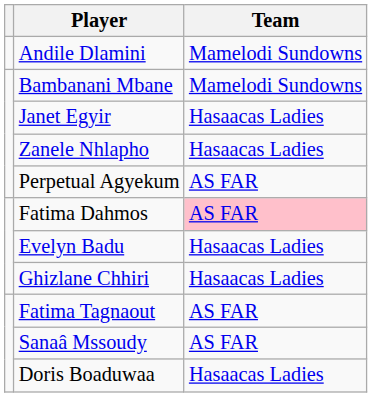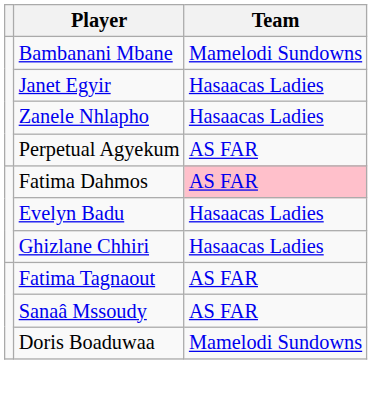- row: (82, 52)
(256, 375) Hasaacas Ladies -> (276, 342) Mamelodi Sundowns
